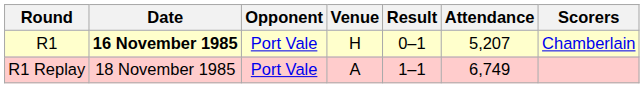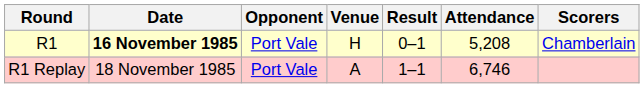(490, 43) 5,207 -> (490, 43) 5,208
(490, 69) 6,749 -> (490, 69) 6,746
